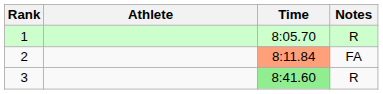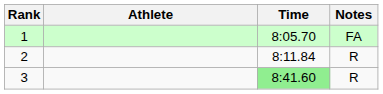(354, 36) R -> (354, 36) FA
(294, 57) lightsalmon background -> (294, 57) no background
(354, 57) FA -> (354, 57) R
